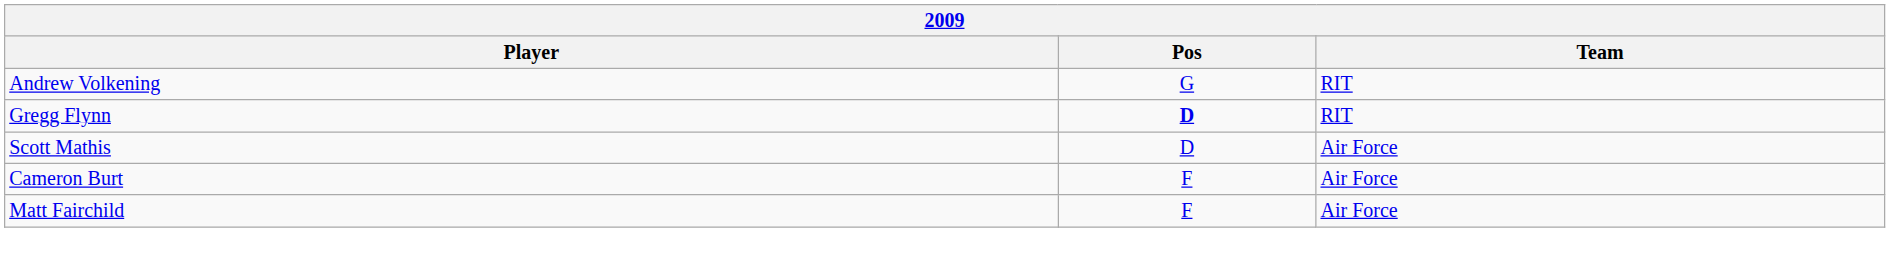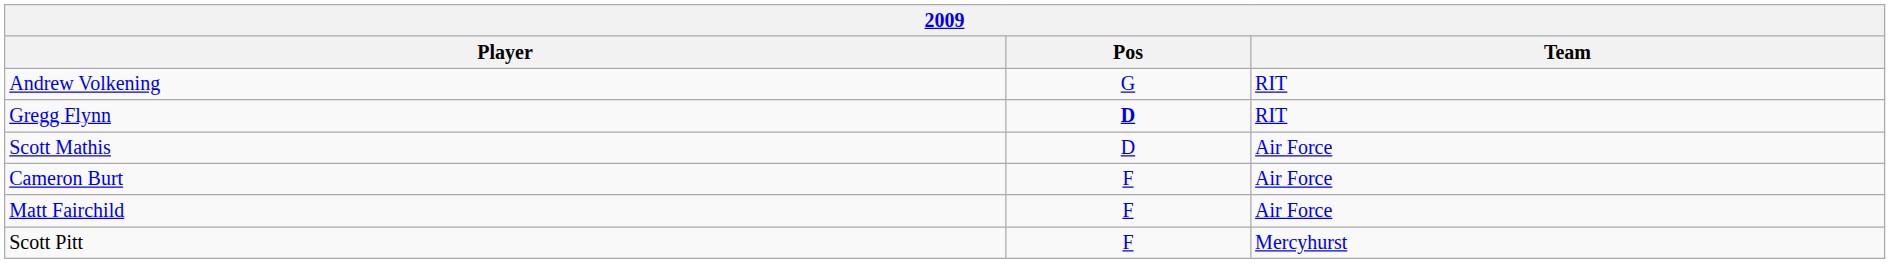+ row: (46, 242)
